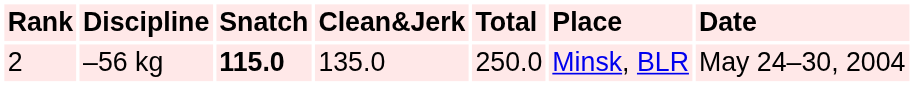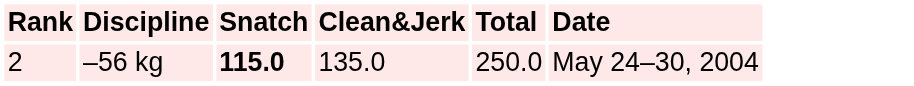- column: (587, 22)
